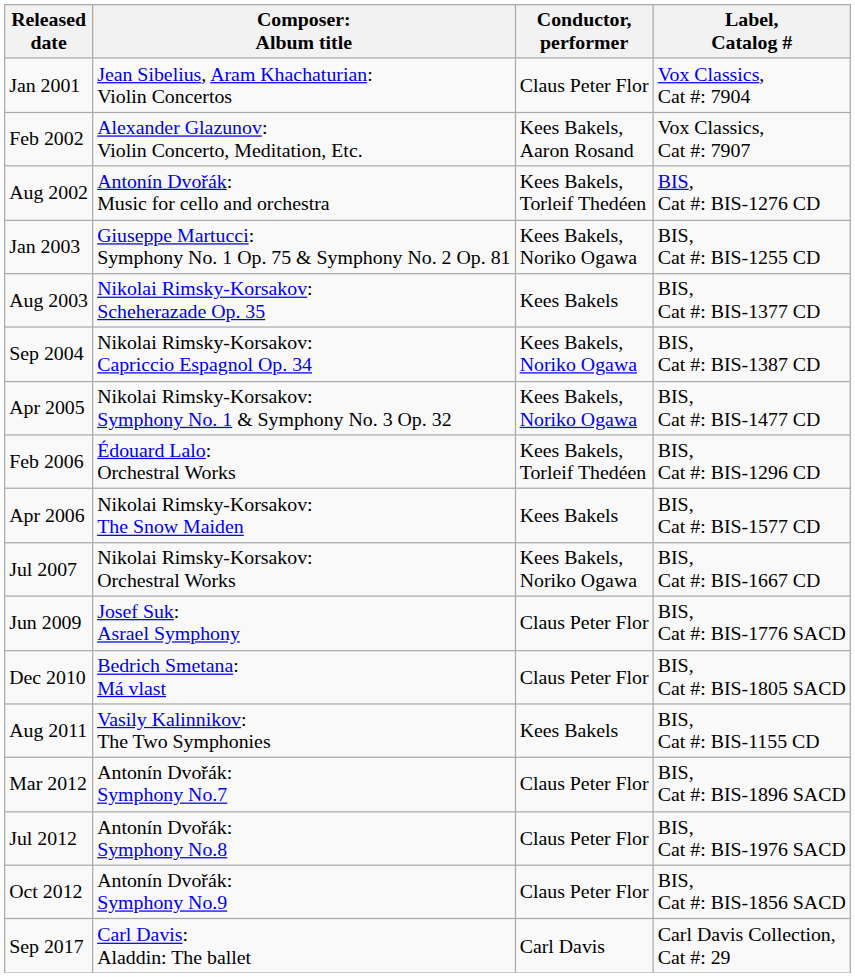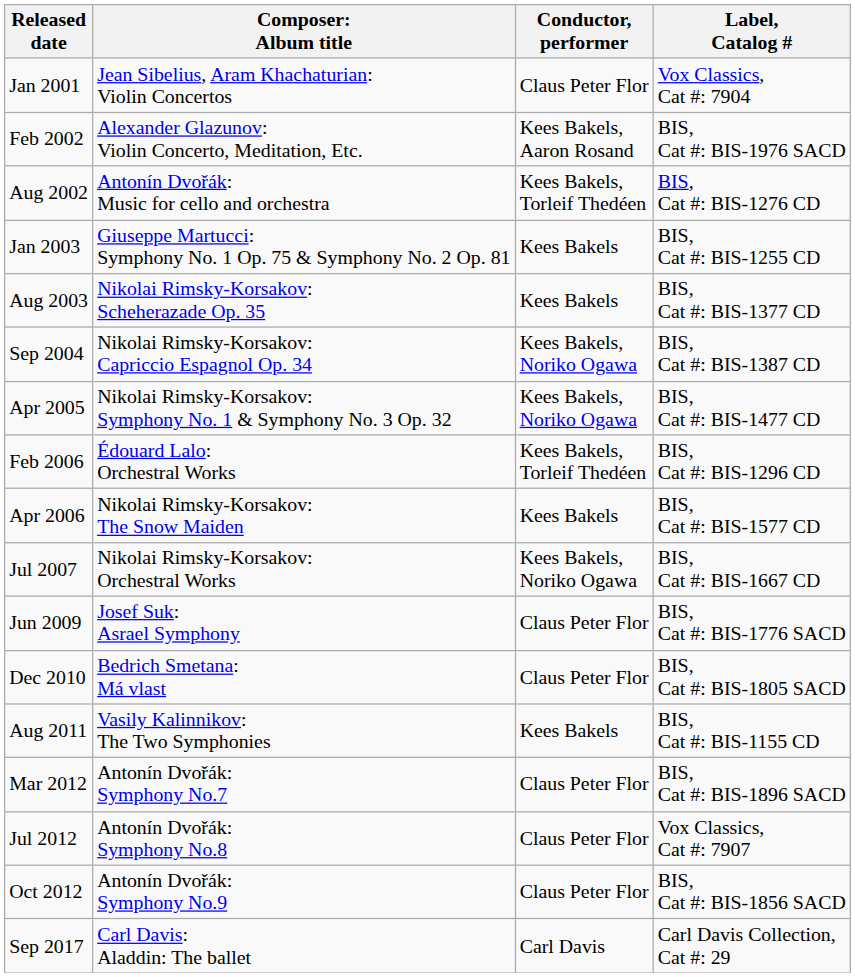(711, 138) Vox Classics, Cat #: 7907 -> (752, 138) BIS, Cat #: BIS-1976 SACD
(578, 246) Kees Bakels, Noriko Ogawa -> (569, 246) Kees Bakels
(752, 838) BIS, Cat #: BIS-1976 SACD -> (711, 838) Vox Classics, Cat #: 7907
